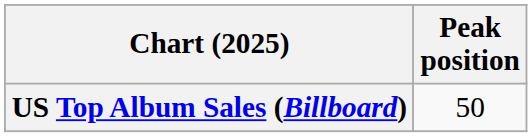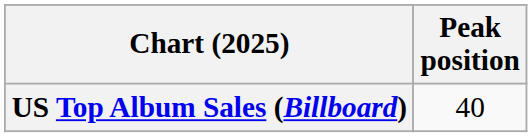(470, 107) 50 -> (470, 107) 40
